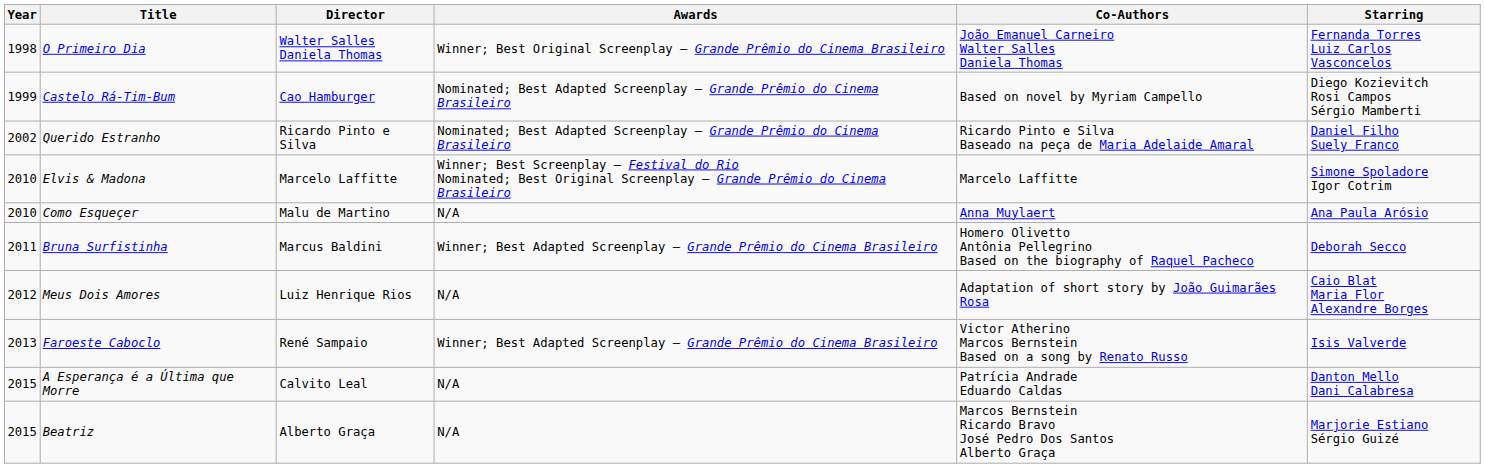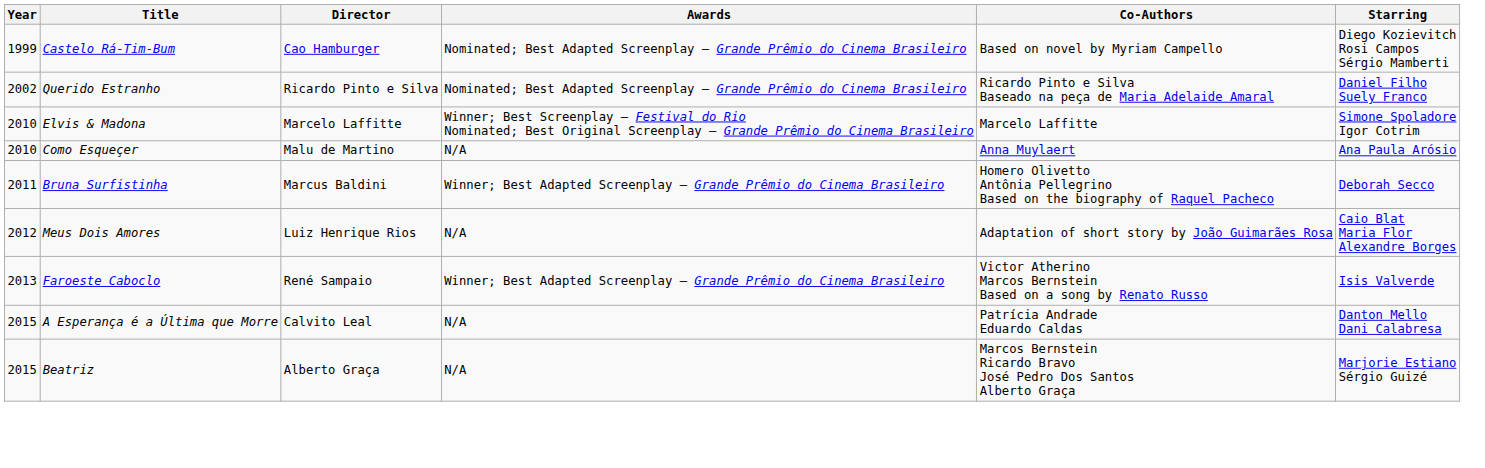- row: (94, 48)
